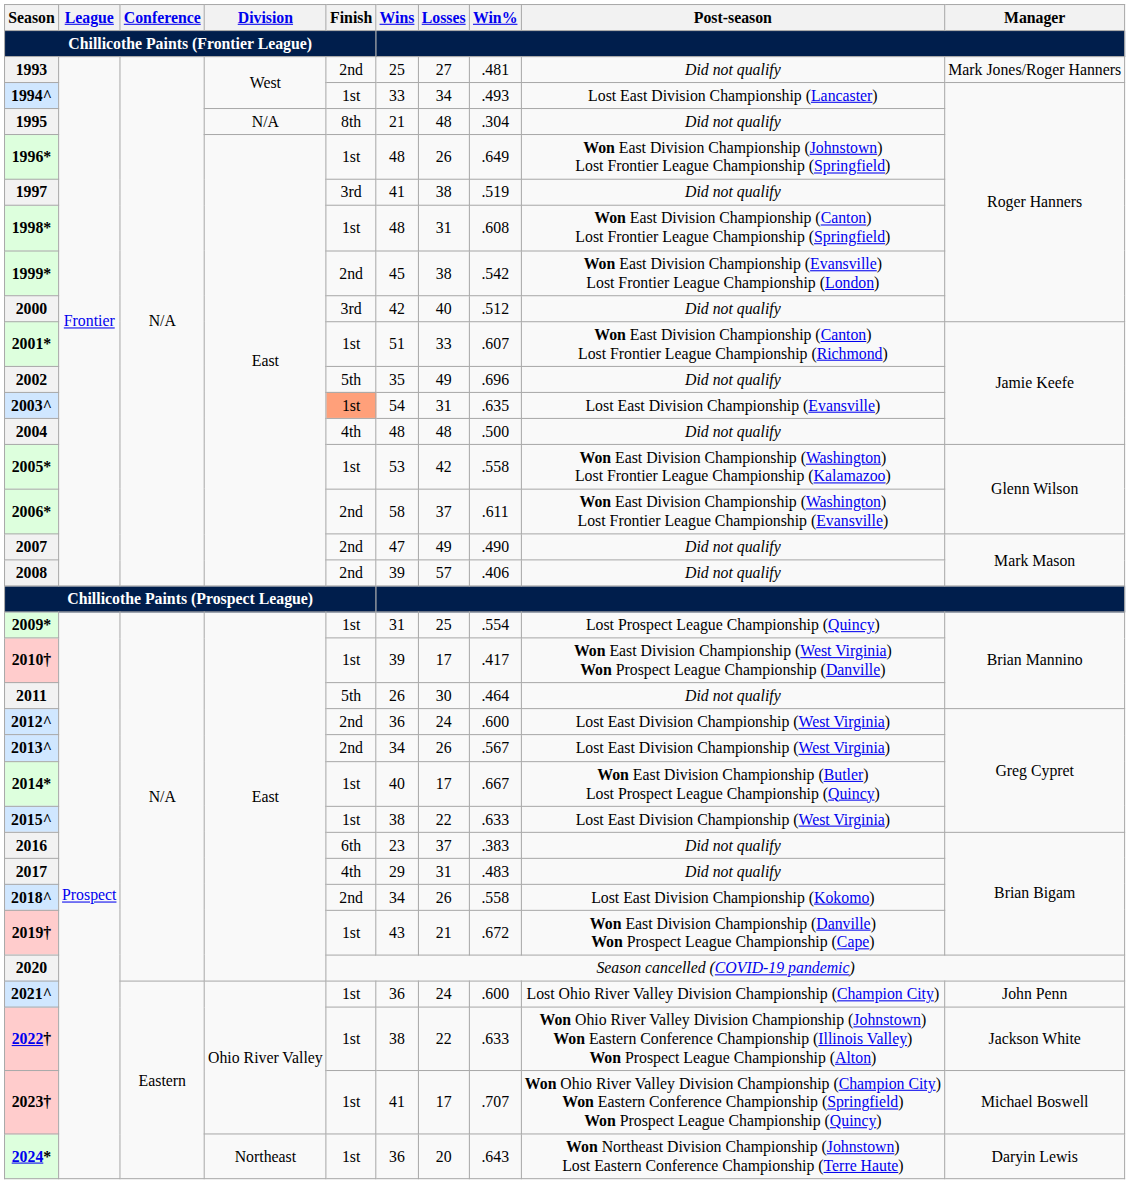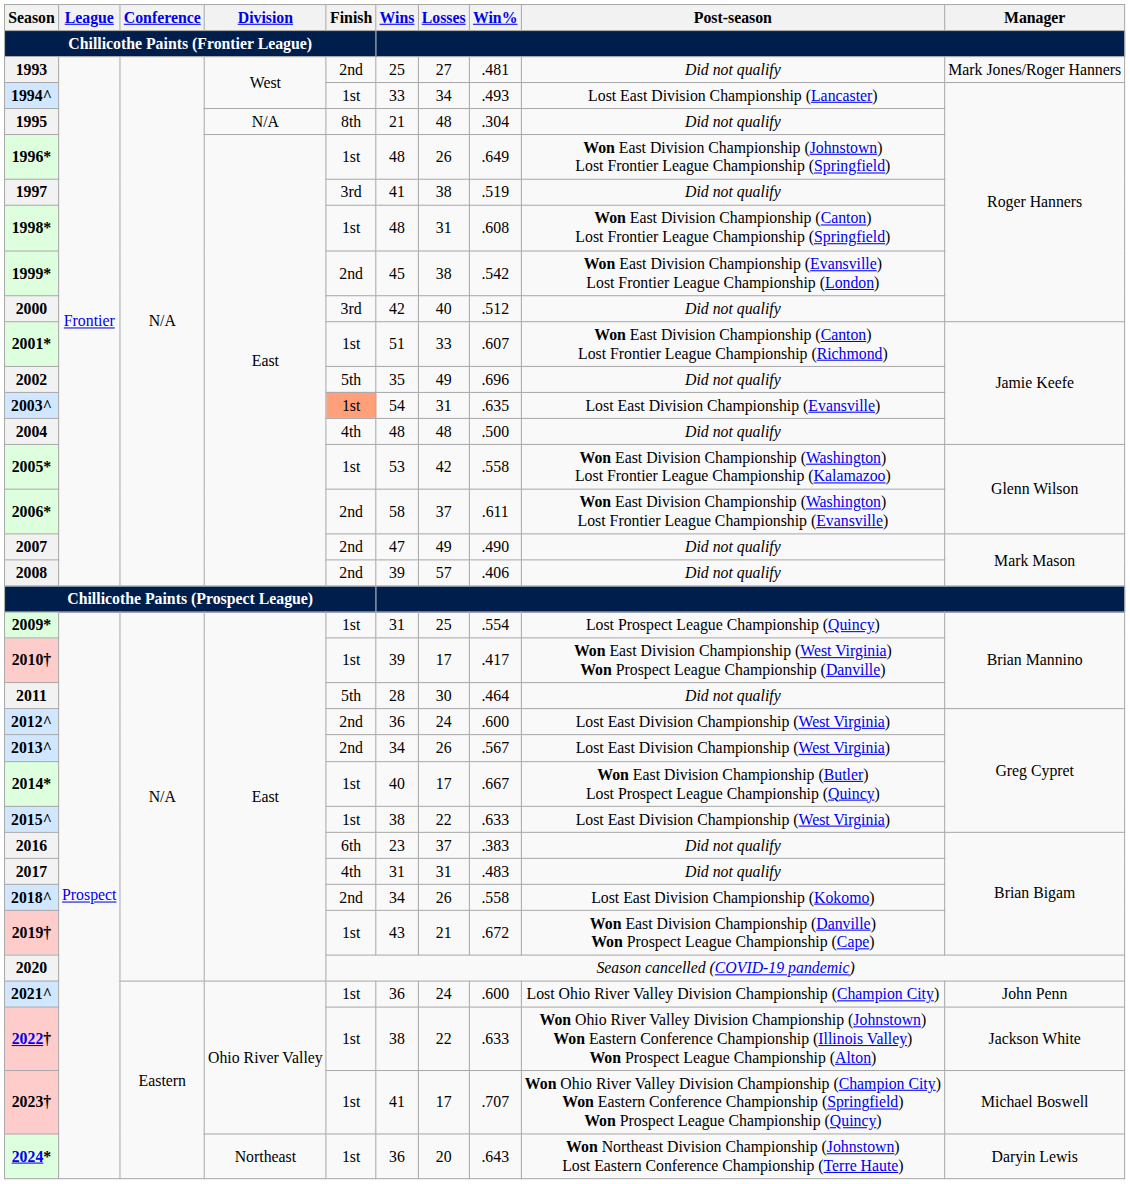(397, 696) 26 -> (397, 696) 28
(397, 871) 29 -> (397, 871) 31
